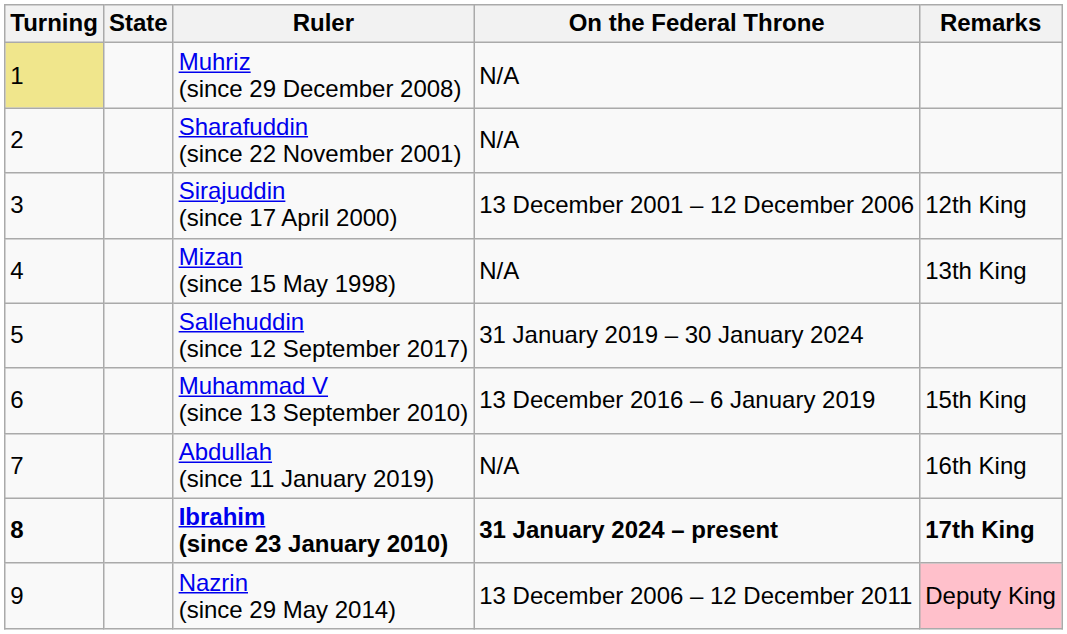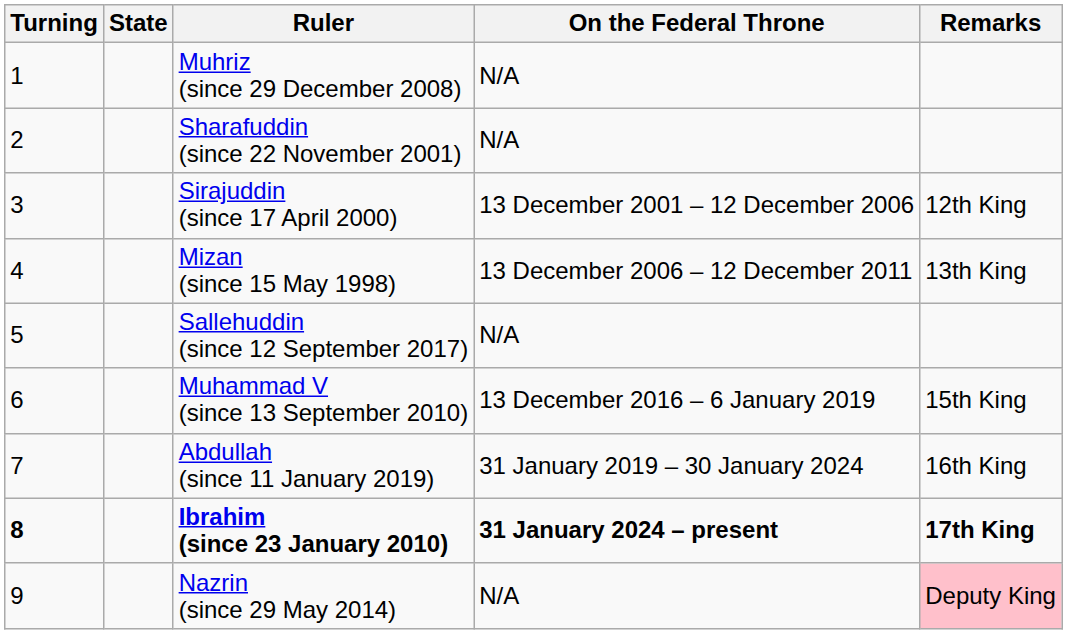(17, 75) khaki background -> (17, 75) no background
(499, 270) N/A -> (696, 270) 13 December 2006 – 12 December 2011
(671, 335) 31 January 2019 – 30 January 2024 -> (499, 335) N/A
(499, 465) N/A -> (671, 465) 31 January 2019 – 30 January 2024
(696, 595) 13 December 2006 – 12 December 2011 -> (499, 595) N/A
